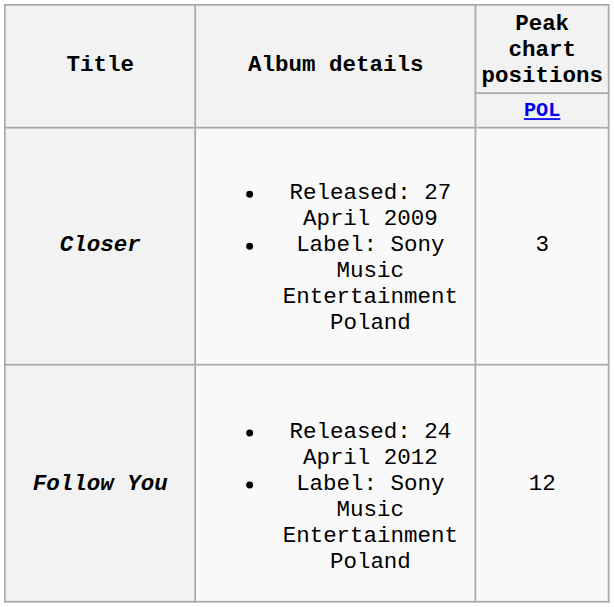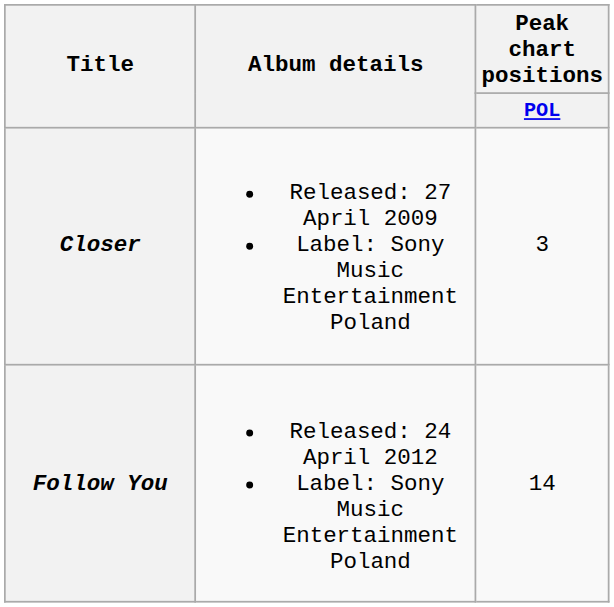(542, 483) 12 -> (542, 483) 14
